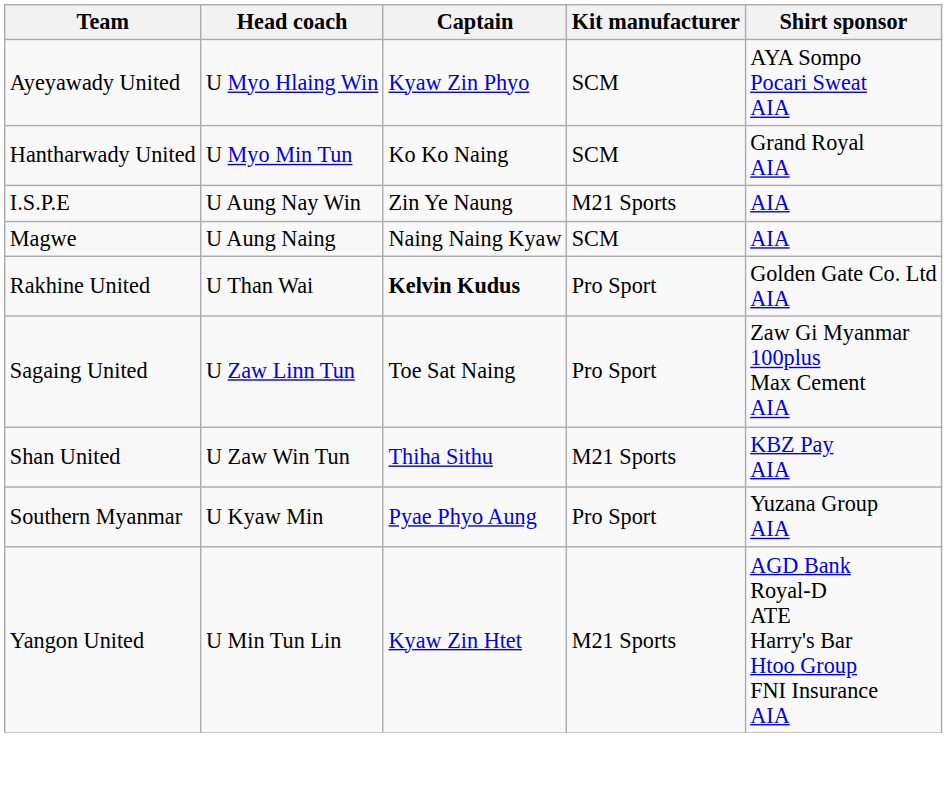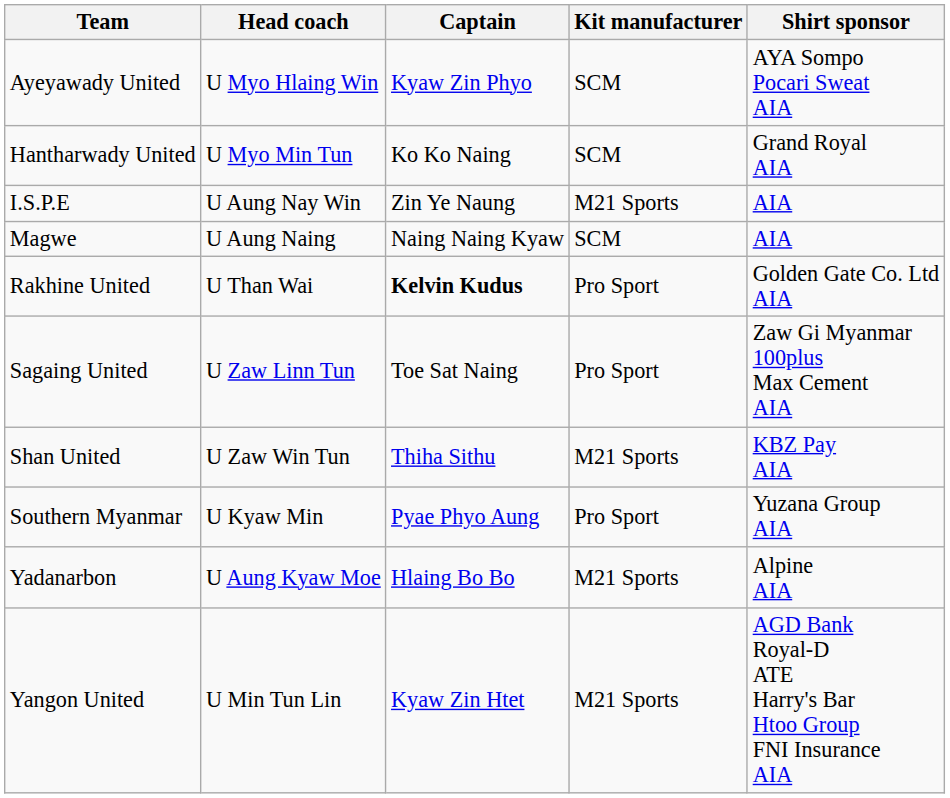+ row: (63, 577)
